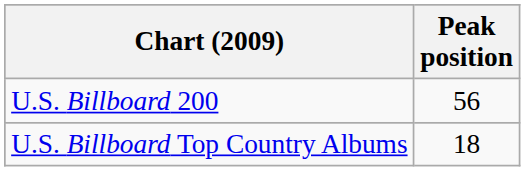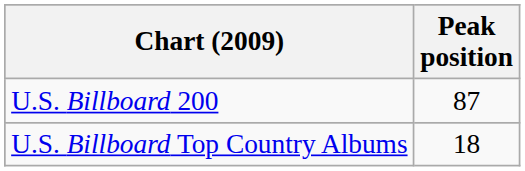(467, 100) 56 -> (467, 100) 87
